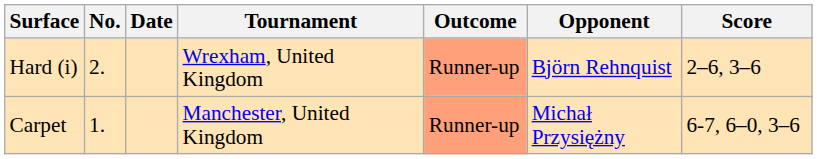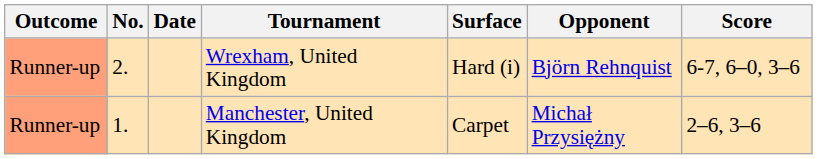columns swapped: (475, 21) <-> (44, 21)
(724, 67) 2–6, 3–6 -> (743, 67) 6-7, 6–0, 3–6
(743, 124) 6-7, 6–0, 3–6 -> (724, 124) 2–6, 3–6
